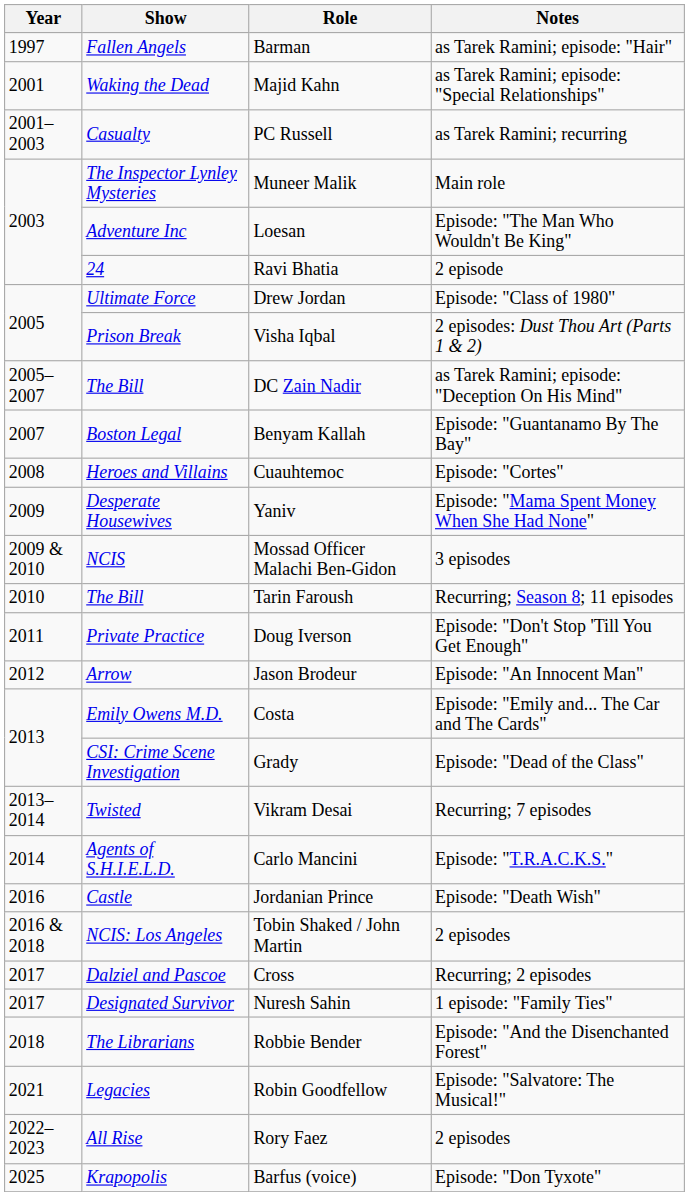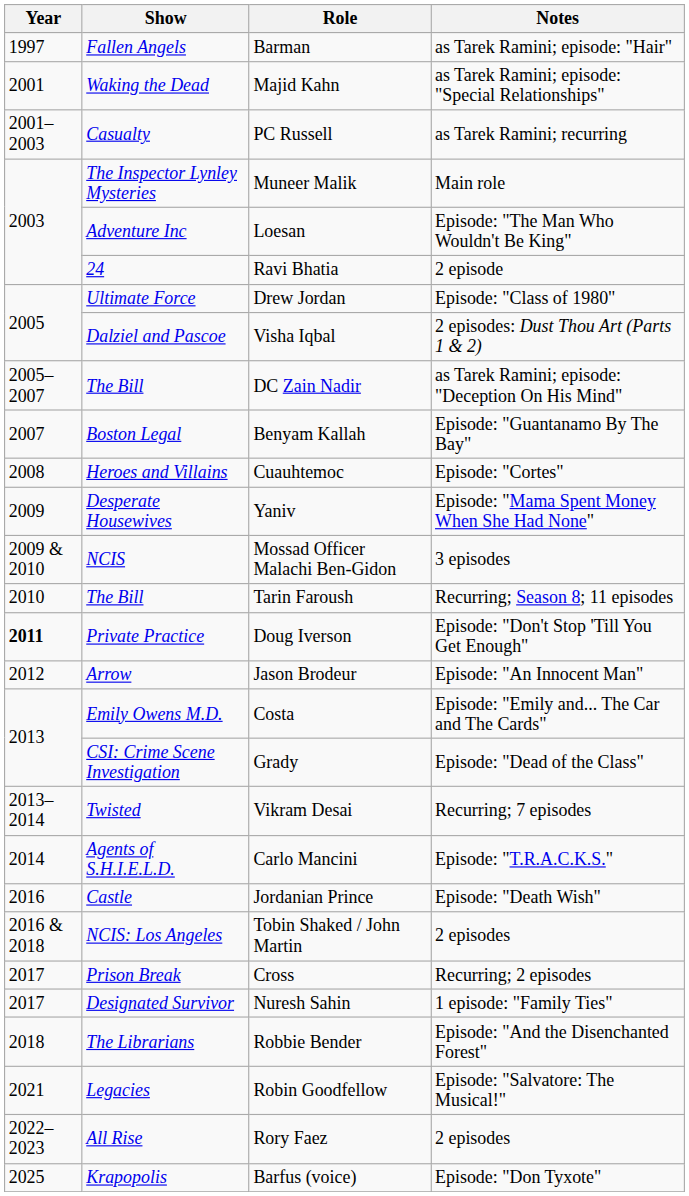(133, 336) Prison Break -> (156, 336) Dalziel and Pascoe
(26, 636) normal -> (26, 636) bold
(156, 974) Dalziel and Pascoe -> (133, 974) Prison Break
